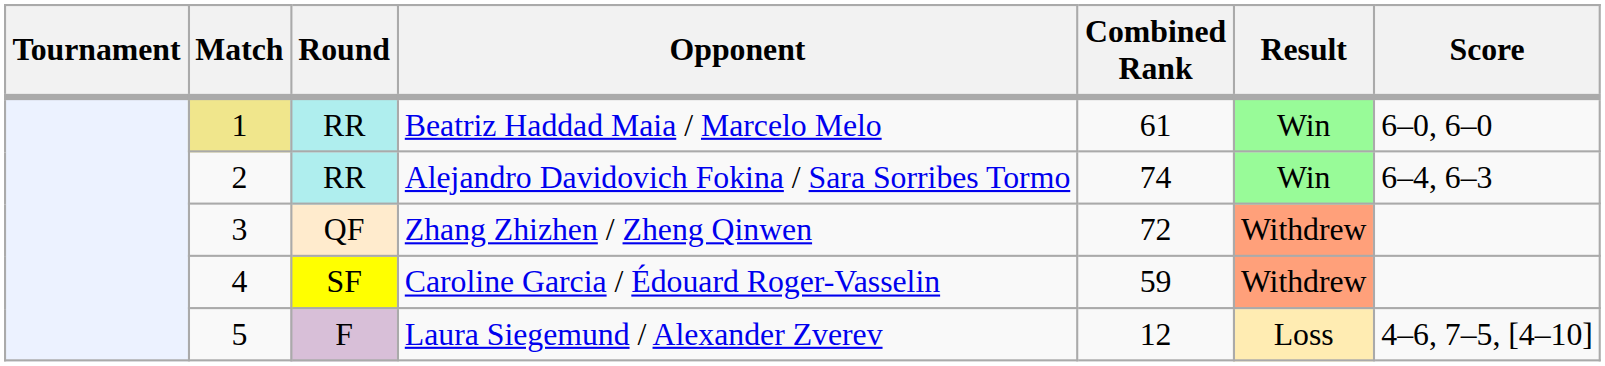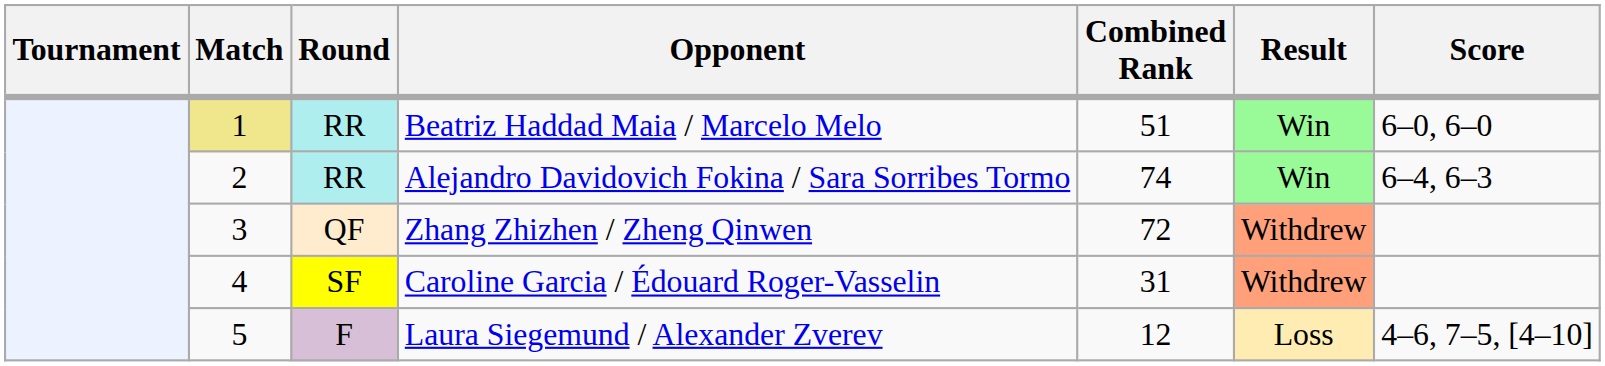(1156, 125) 61 -> (1156, 125) 51
(1156, 282) 59 -> (1156, 282) 31
